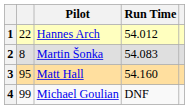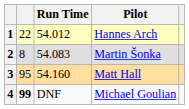columns swapped: (78, 14) <-> (150, 14)
(25, 94) normal -> (25, 94) bold
